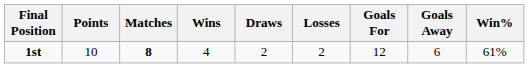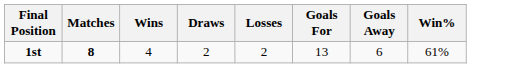- column: (91, 23)
(379, 52) 12 -> (322, 52) 13
